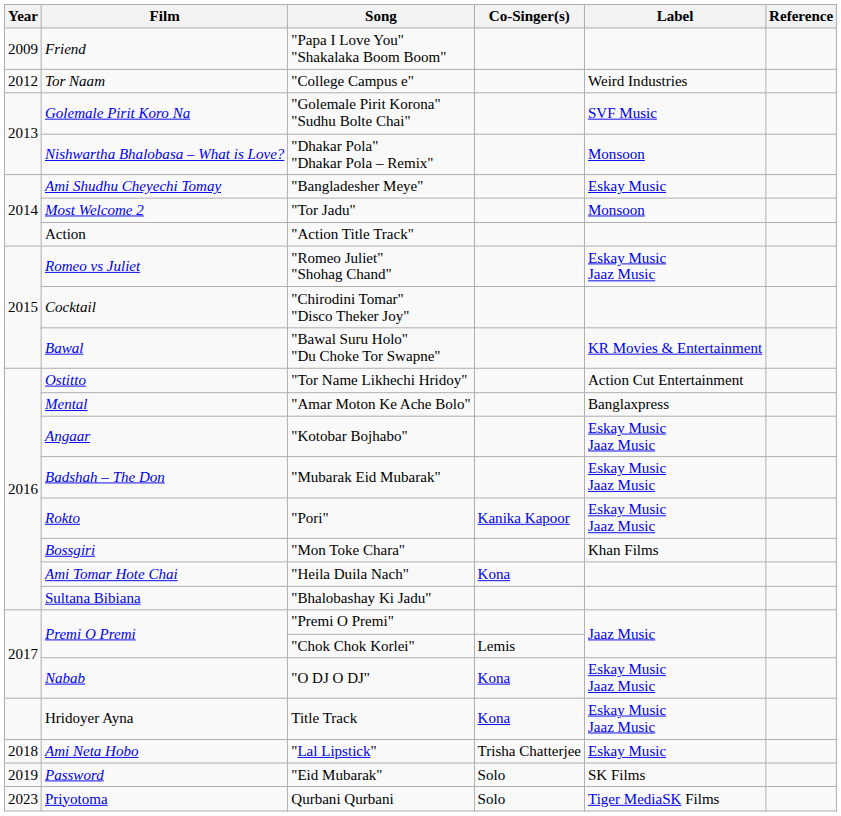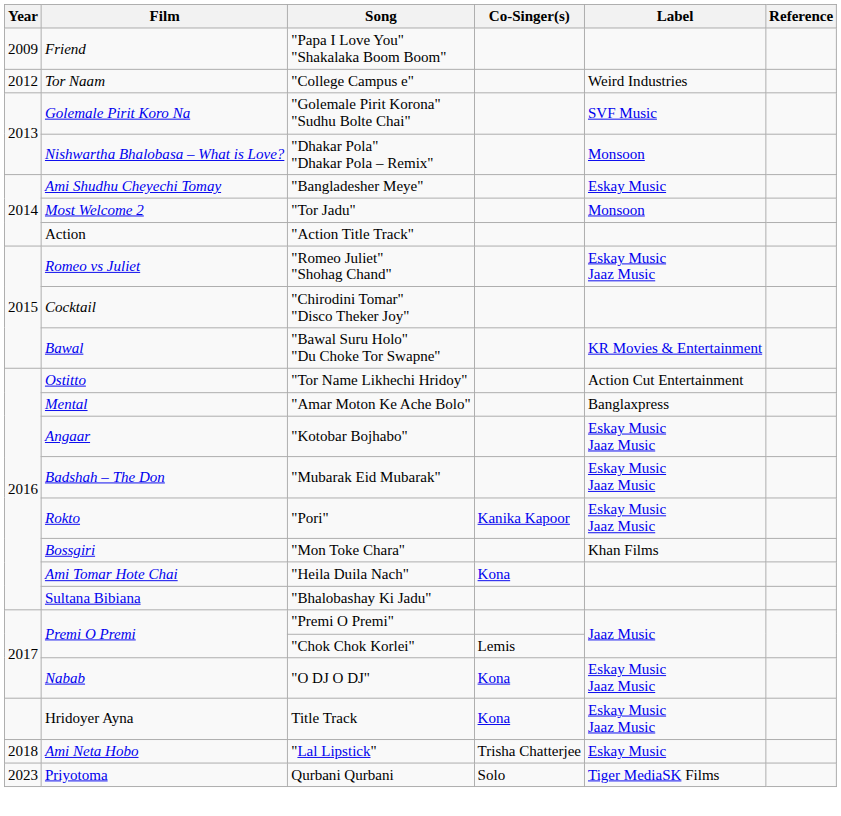- row: (337, 775)
